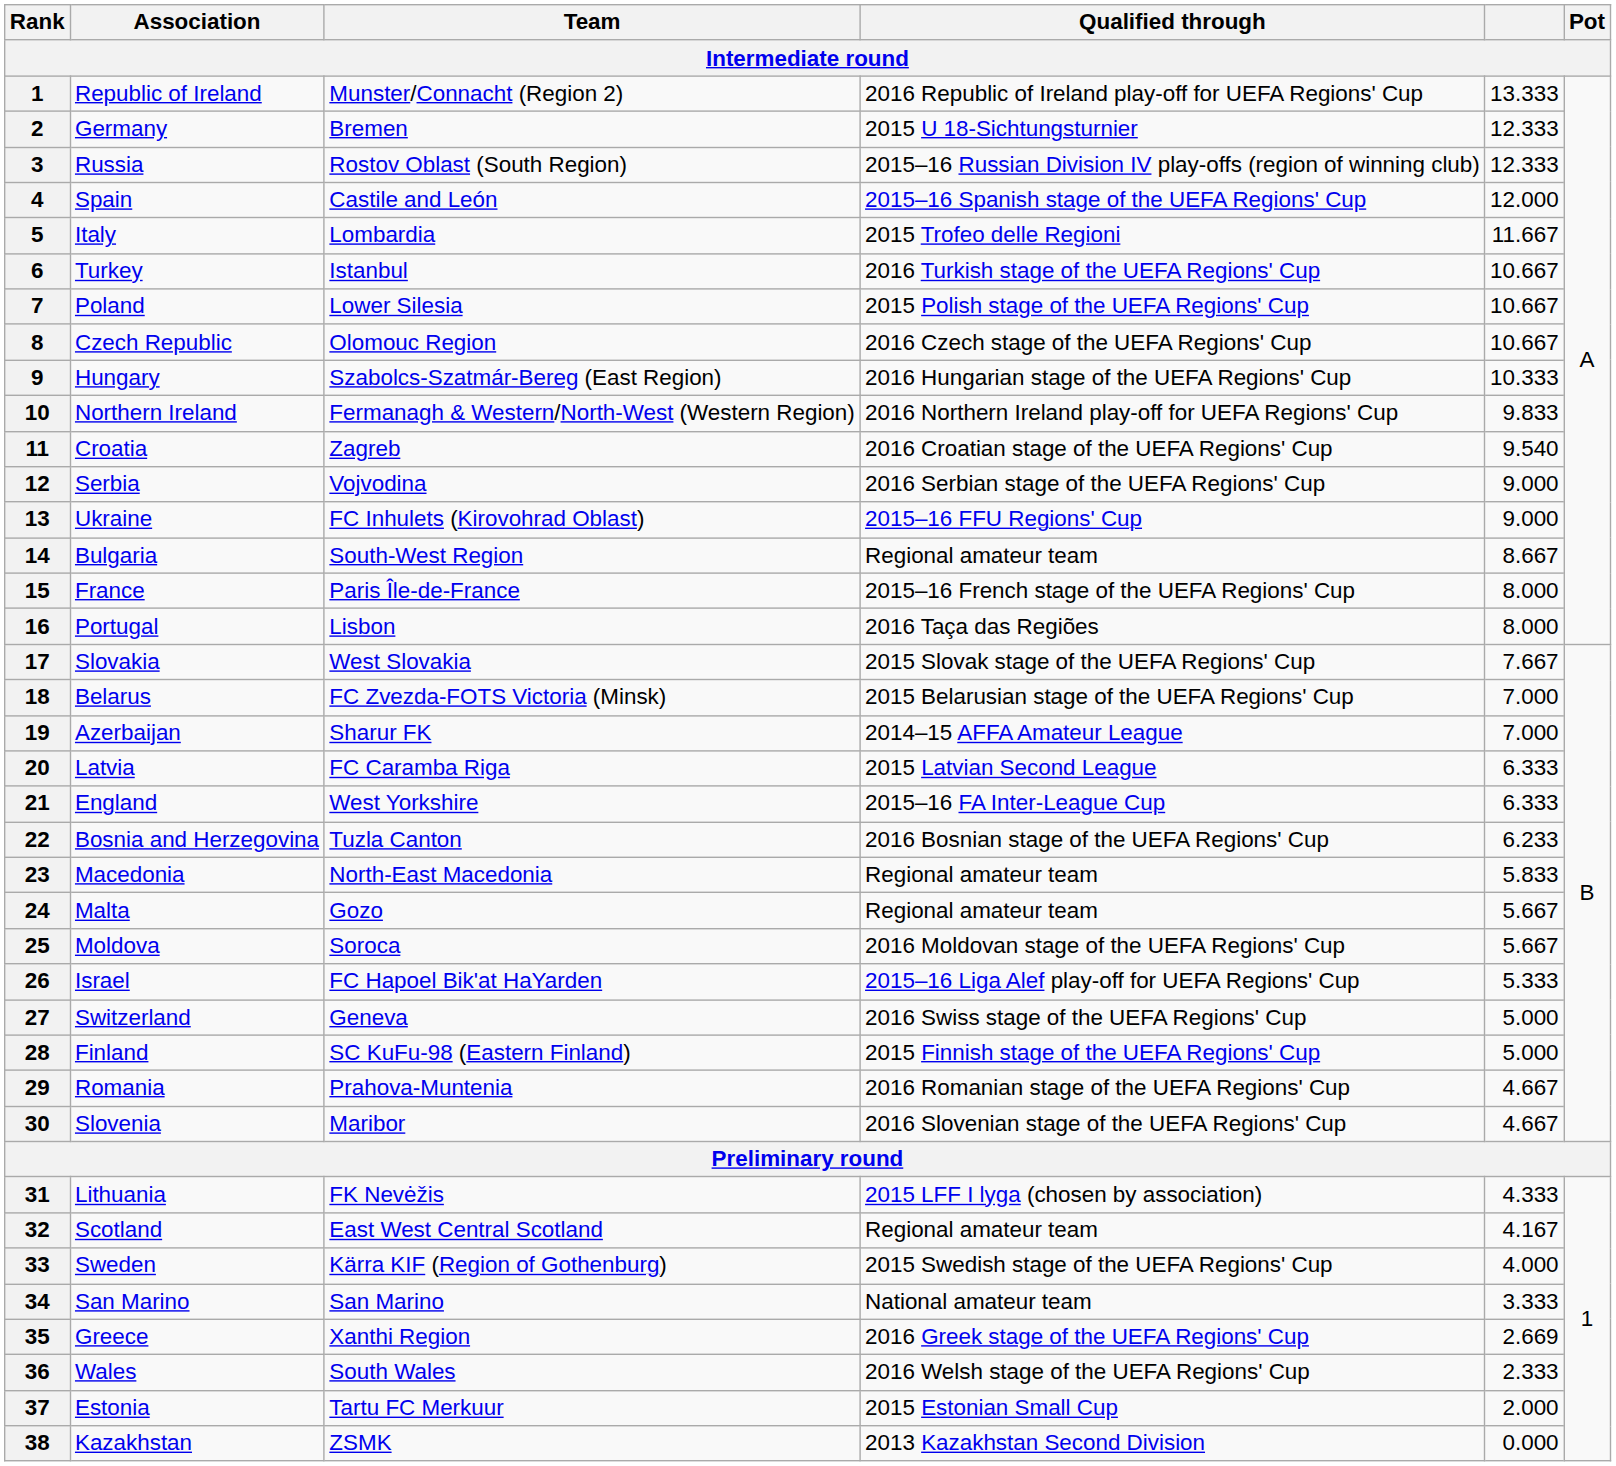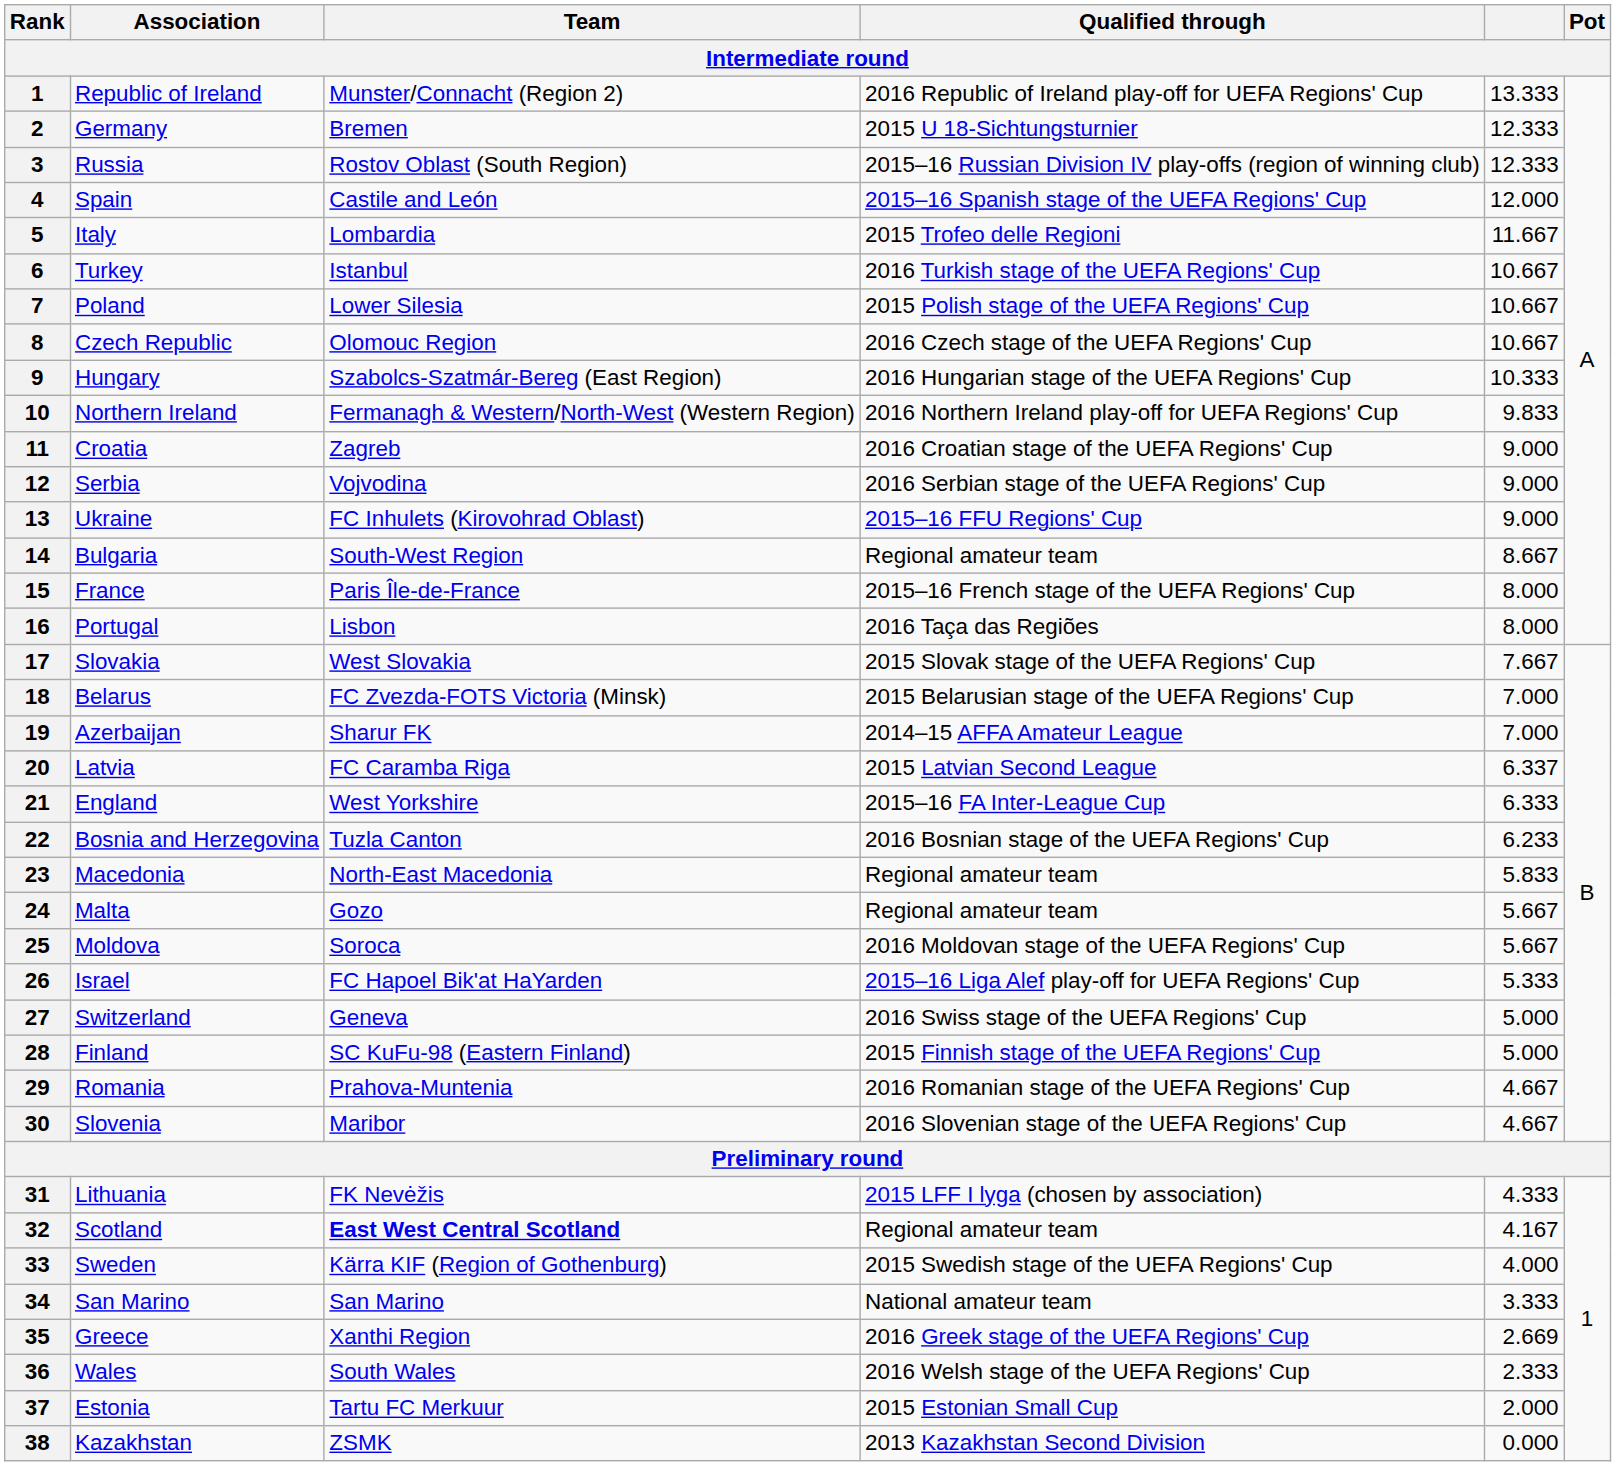(1531, 448) 9.540 -> (1531, 448) 9.000
(1531, 768) 6.333 -> (1531, 768) 6.337
(466, 1230) normal -> (475, 1230) bold
